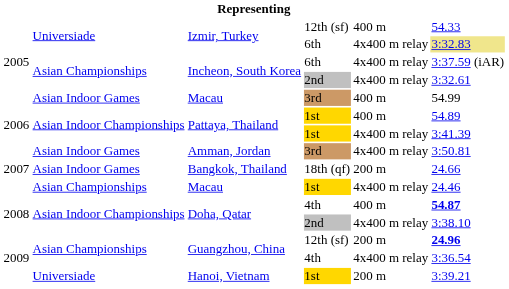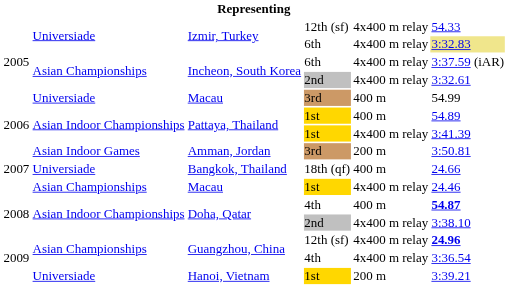(370, 26) 400 m -> (391, 26) 4x400 m relay
(86, 97) Asian Indoor Games -> (64, 97) Universiade
(391, 151) 4x400 m relay -> (370, 151) 200 m
(86, 169) Asian Indoor Games -> (64, 169) Universiade
(370, 169) 200 m -> (370, 169) 400 m
(370, 240) 200 m -> (391, 240) 4x400 m relay
